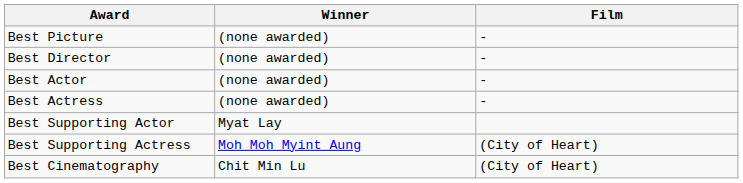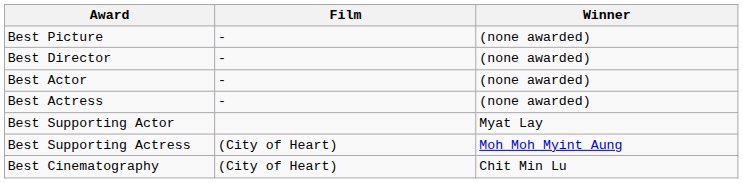columns swapped: (345, 15) <-> (607, 15)
